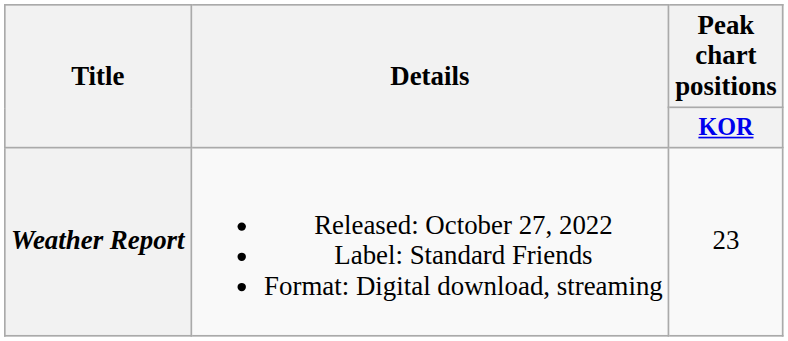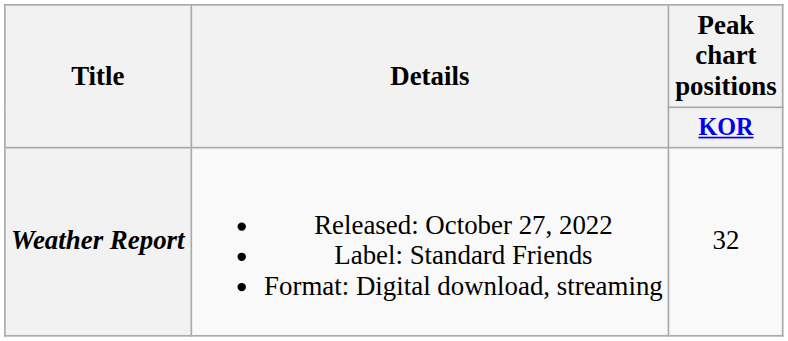(726, 241) 23 -> (726, 241) 32
